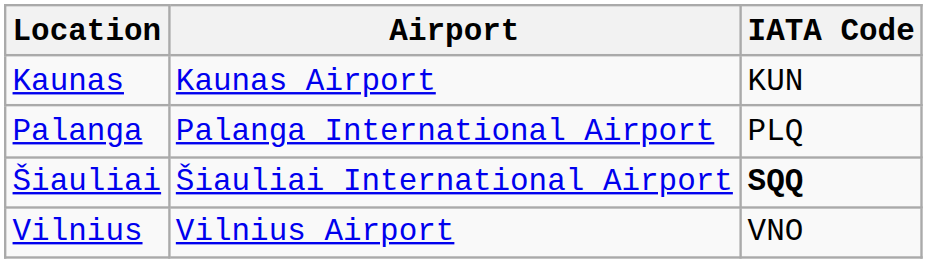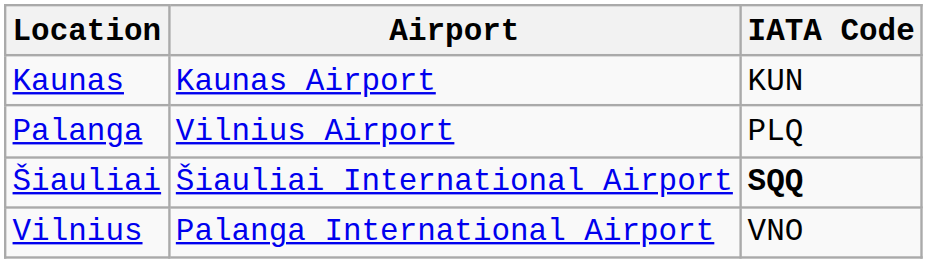(445, 131) Palanga International Airport -> (315, 131) Vilnius Airport
(315, 232) Vilnius Airport -> (445, 232) Palanga International Airport
